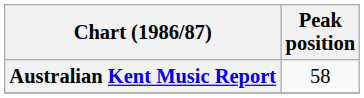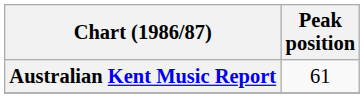(320, 76) 58 -> (320, 76) 61
